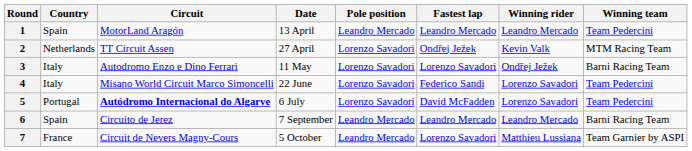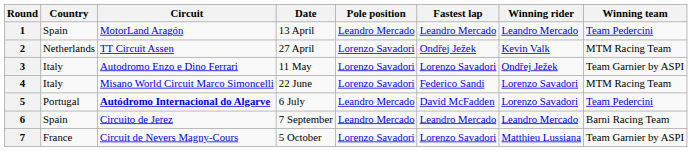(628, 66) Barni Racing Team -> (635, 66) Team Garnier by ASPI
(620, 83) Team Pedercini -> (629, 83) MTM Racing Team
(376, 101) Lorenzo Savadori -> (376, 101) Leandro Mercado
(376, 137) Leandro Mercado -> (376, 137) Lorenzo Savadori
